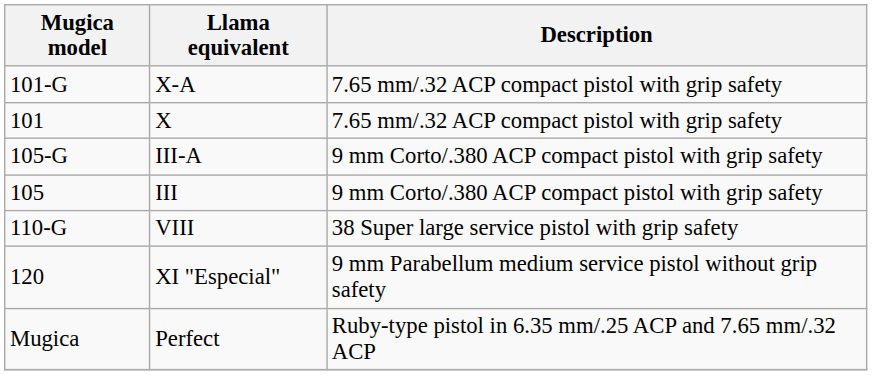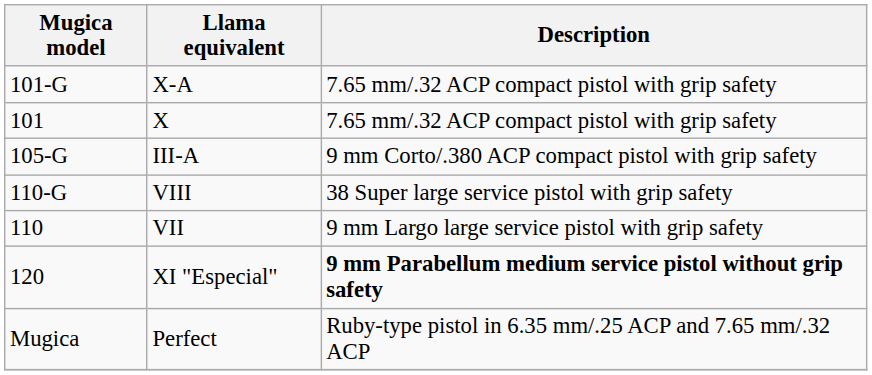- row: (167, 192)
+ row: (168, 228)
(574, 277) normal -> (585, 277) bold
